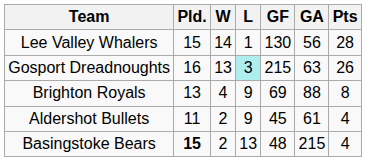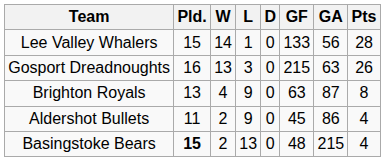+ column: (270, 17)
(278, 42) 130 -> (297, 42) 133
(248, 67) paleturquoise background -> (248, 67) no background
(278, 93) 69 -> (297, 93) 63
(312, 93) 88 -> (331, 93) 87
(312, 118) 61 -> (331, 118) 86
